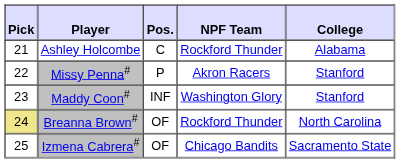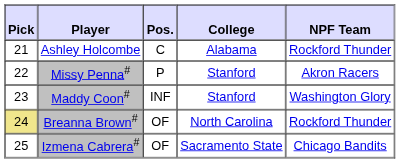columns swapped: (231, 29) <-> (340, 29)
